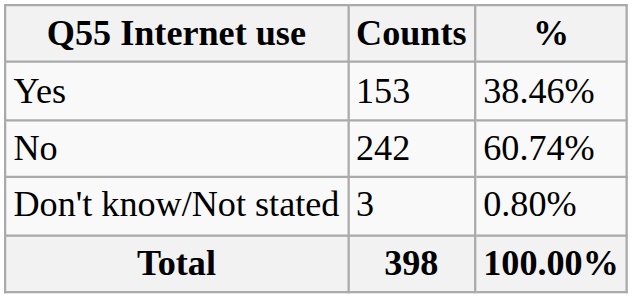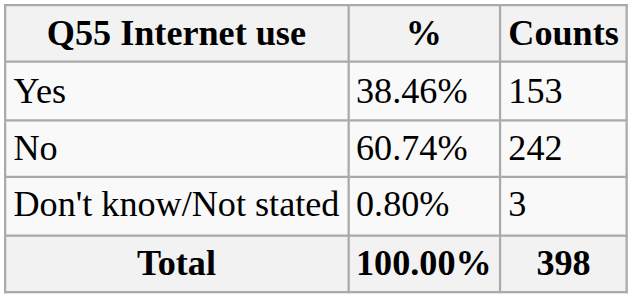columns swapped: (411, 33) <-> (551, 33)
